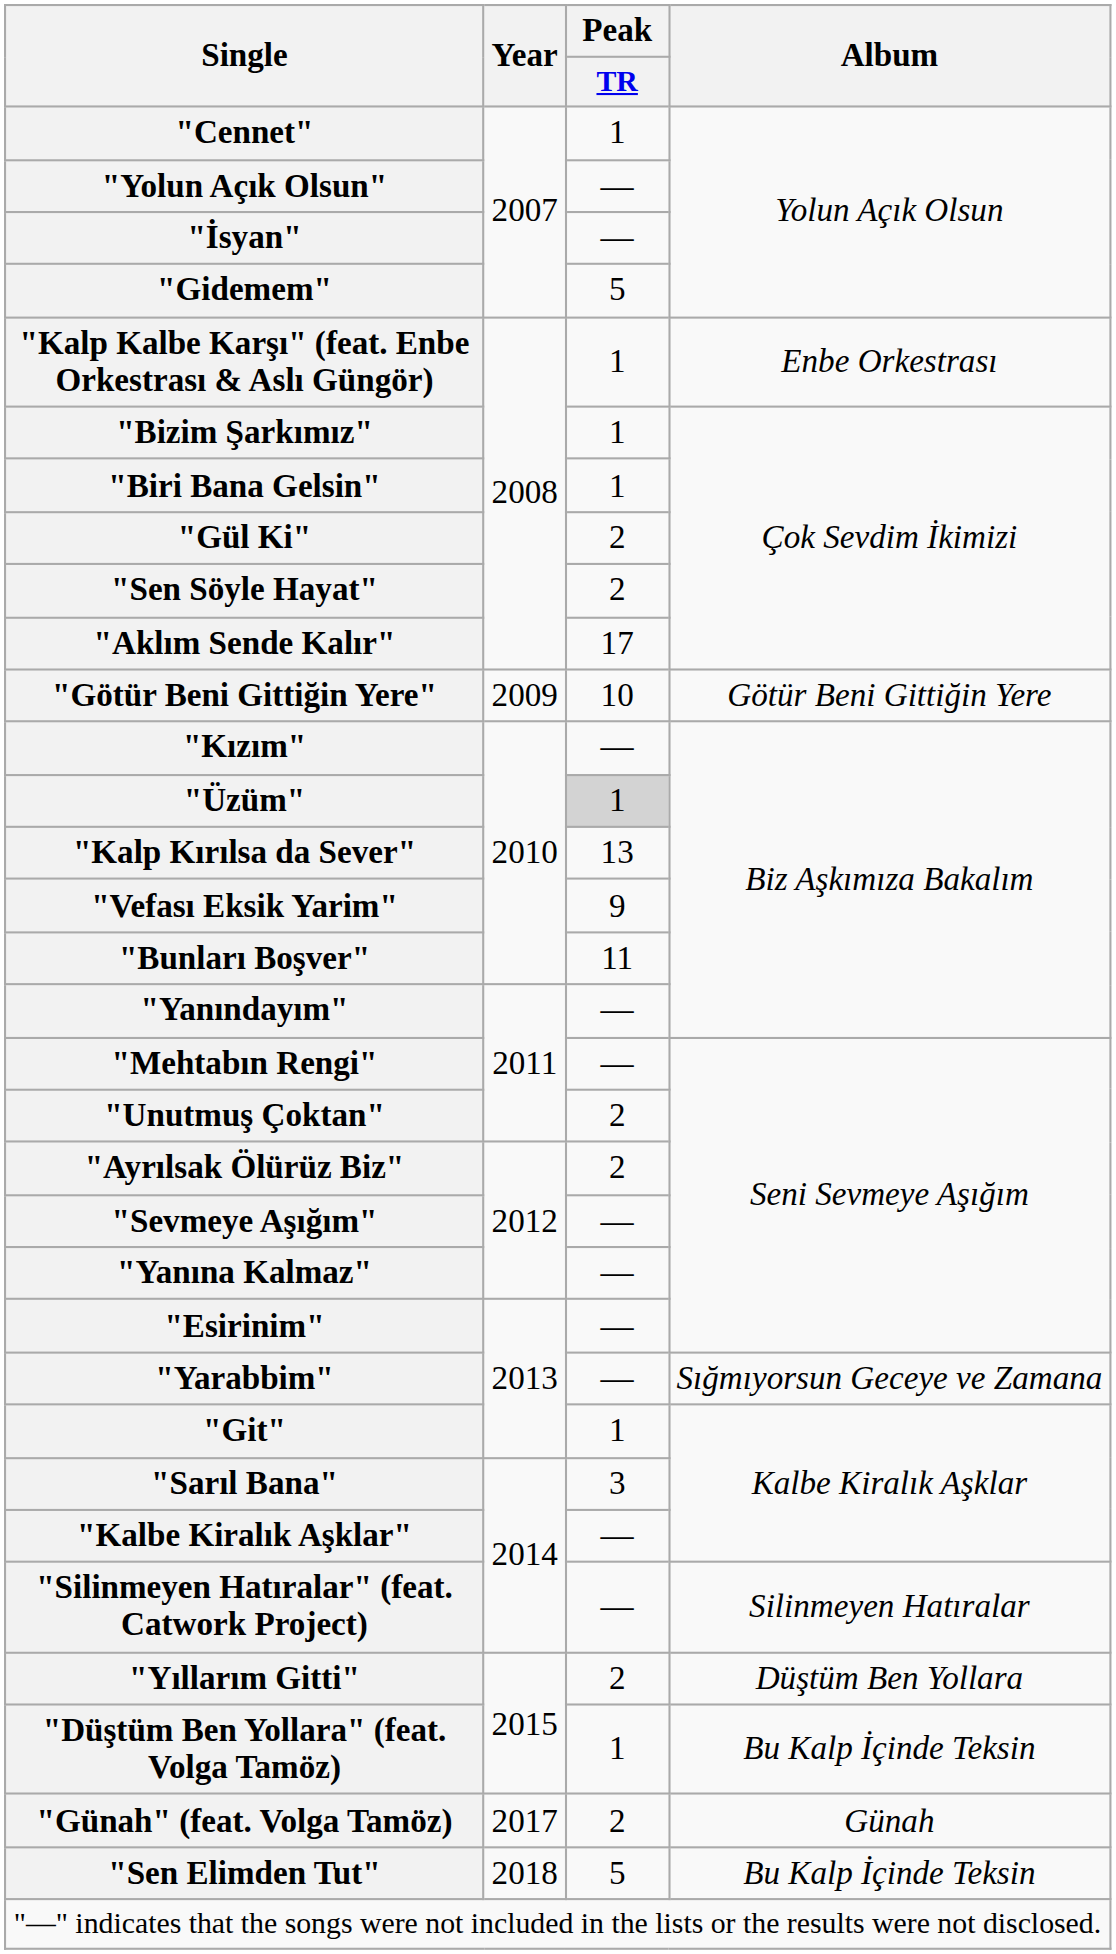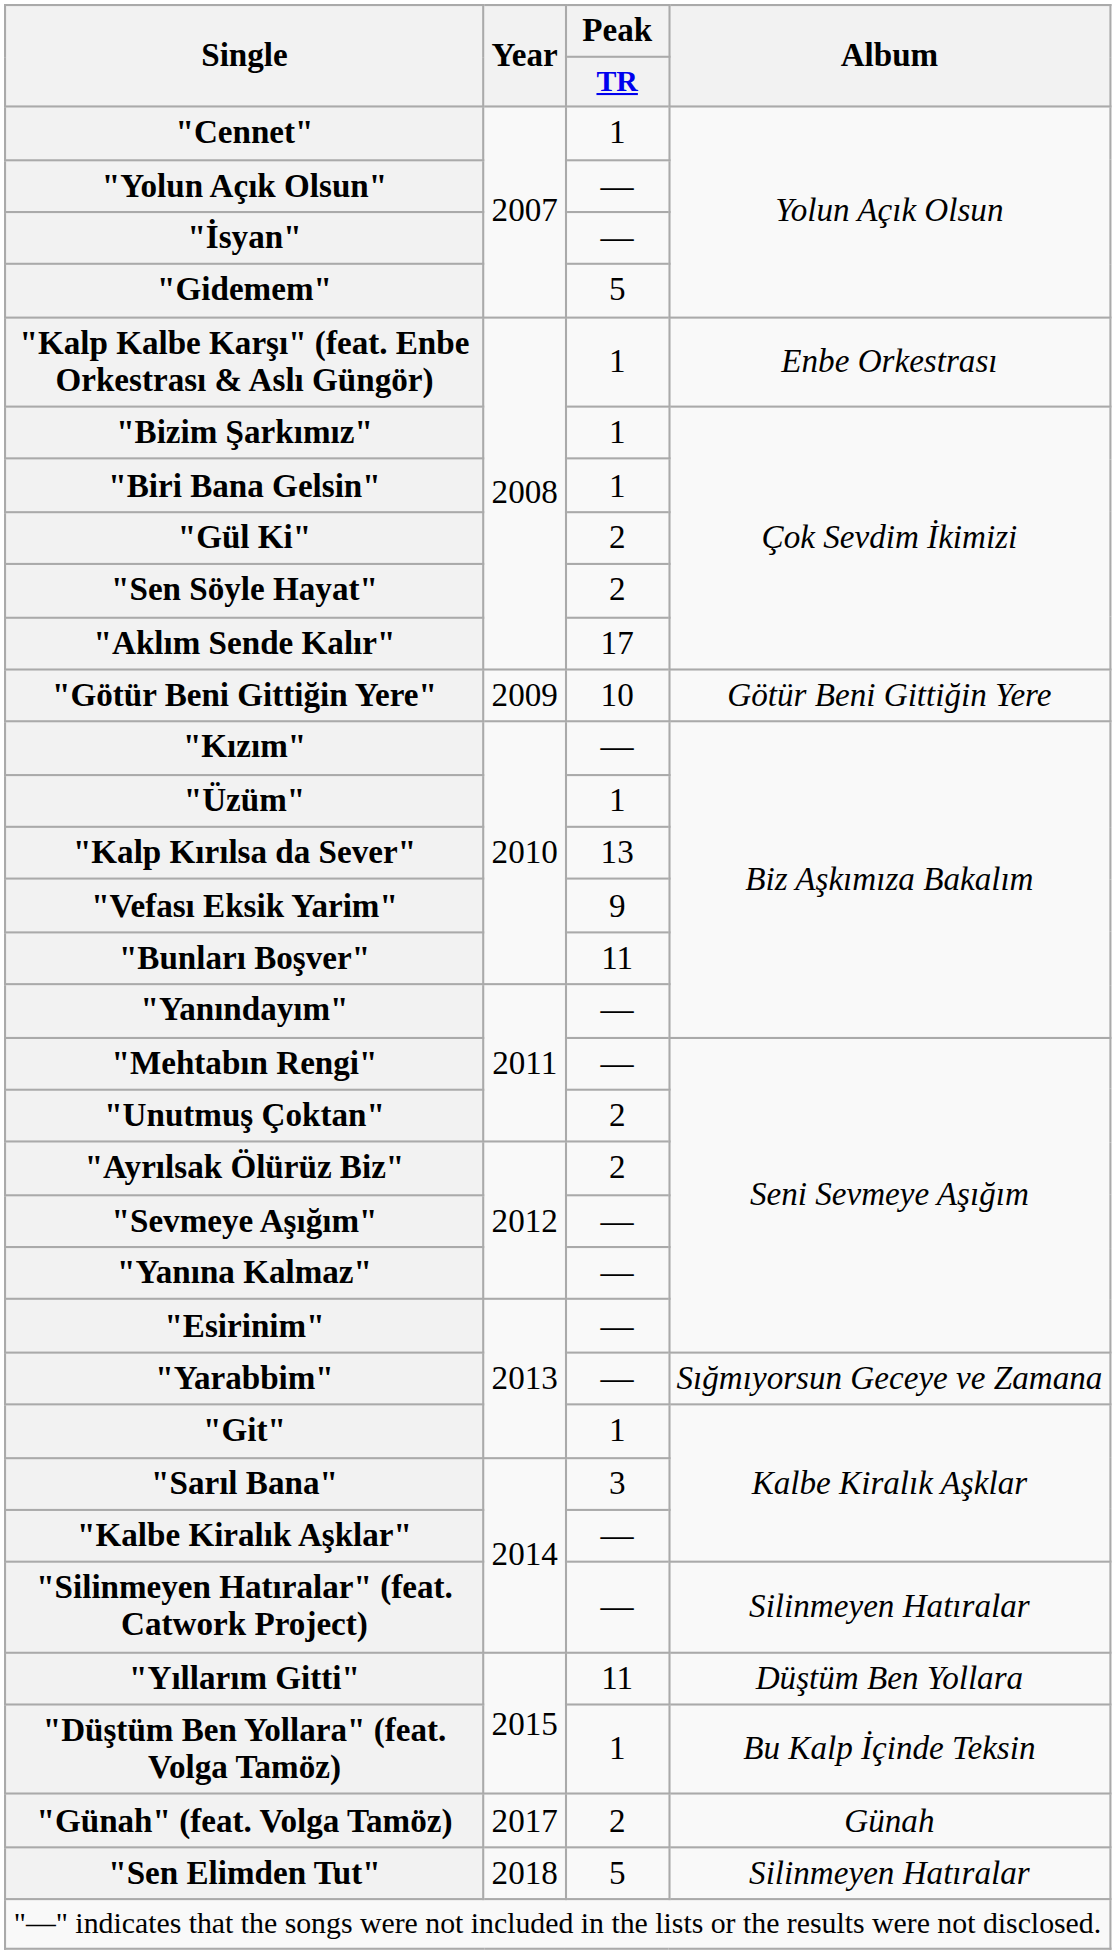(617, 800) lightgrey background -> (617, 800) no background
(617, 1677) 2 -> (617, 1677) 11
(889, 1872) Bu Kalp İçinde Teksin -> (889, 1872) Silinmeyen Hatıralar
